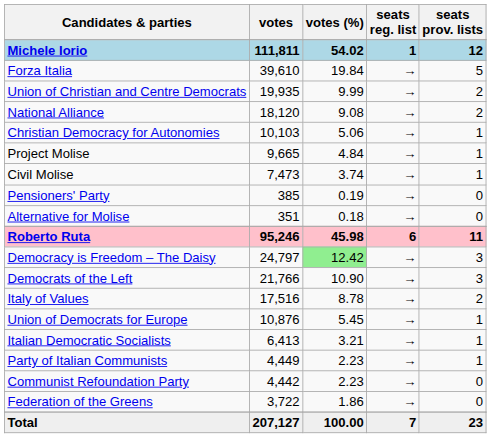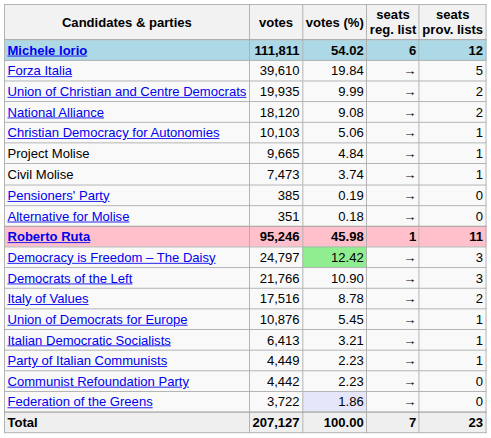(413, 50) 1 -> (413, 50) 6
(413, 237) 6 -> (413, 237) 1
(351, 402) no background -> (351, 402) lavender background
